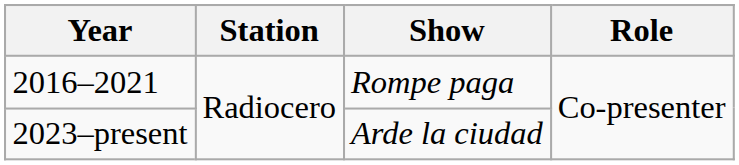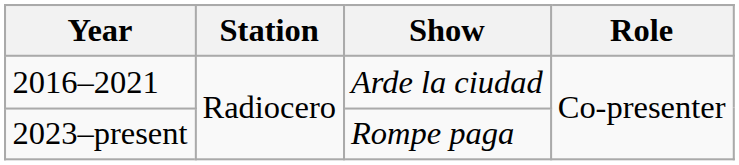(433, 81) Rompe paga -> (447, 81) Arde la ciudad
(447, 133) Arde la ciudad -> (433, 133) Rompe paga
